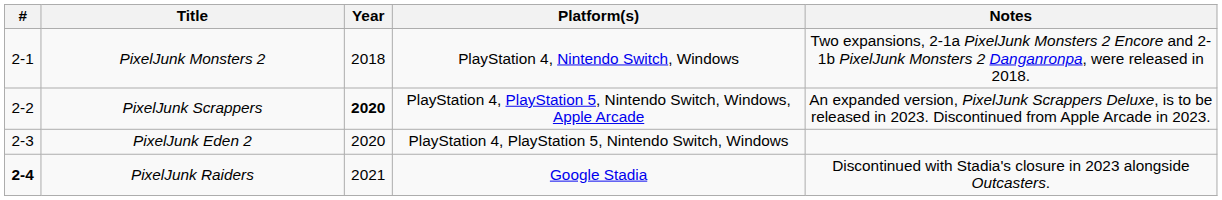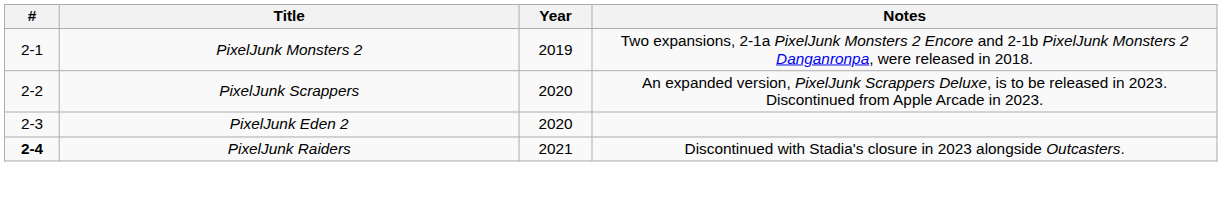- column: (599, 16)
(368, 58) 2018 -> (556, 49) 2019
(368, 108) bold -> (556, 91) normal
